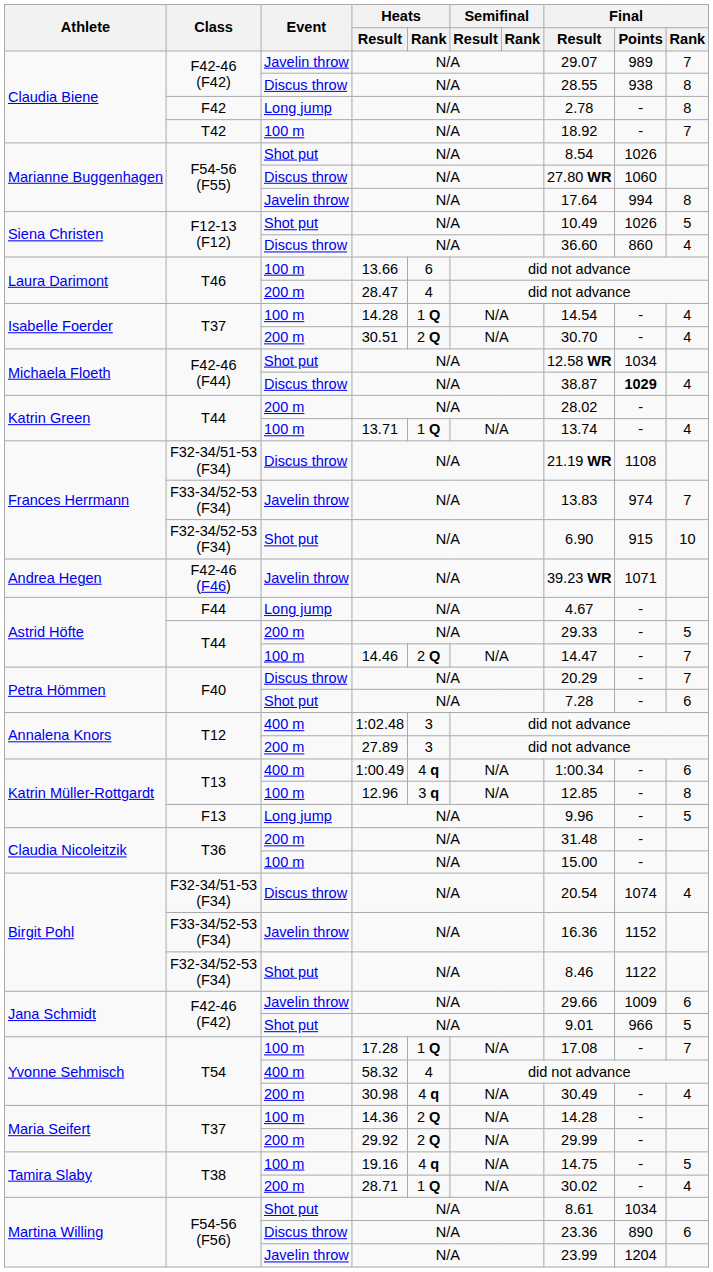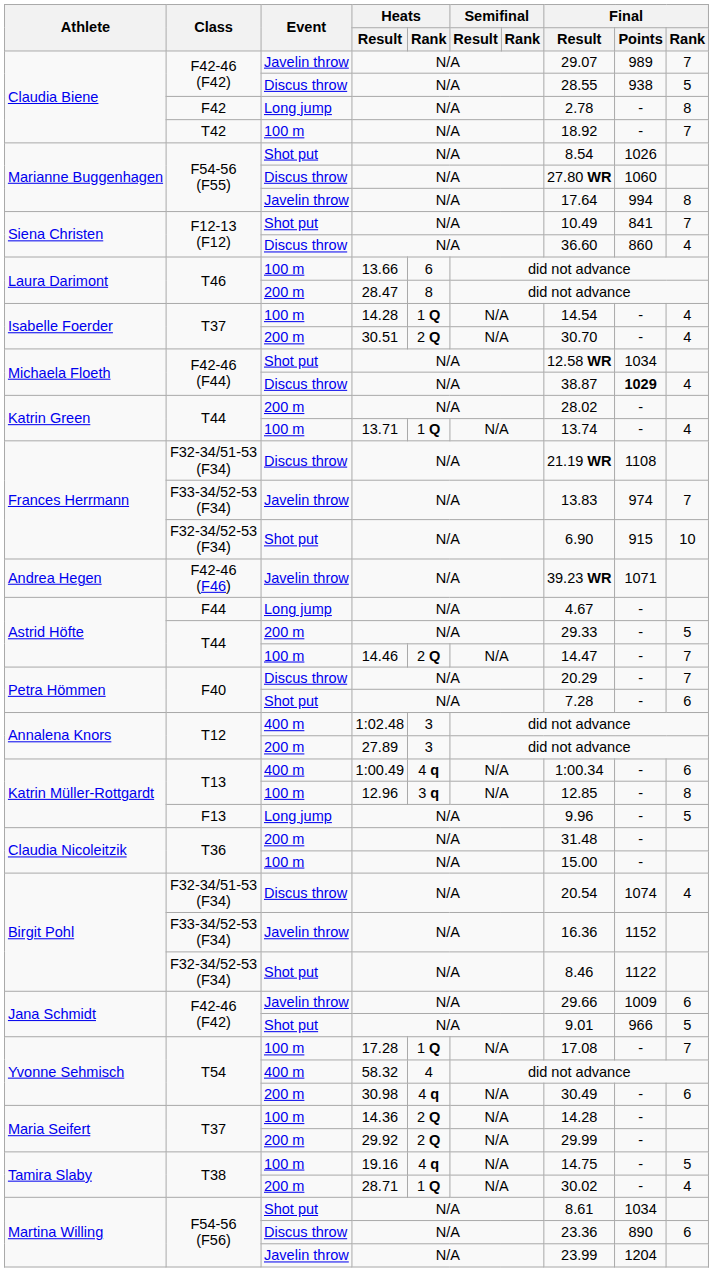(687, 85) 8 -> (687, 85) 5
(641, 223) 1026 -> (641, 223) 841
(687, 223) 5 -> (687, 223) 7
(429, 292) 4 -> (429, 292) 8
(687, 1095) 4 -> (687, 1095) 6
